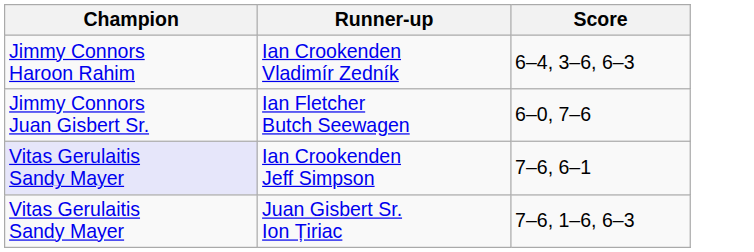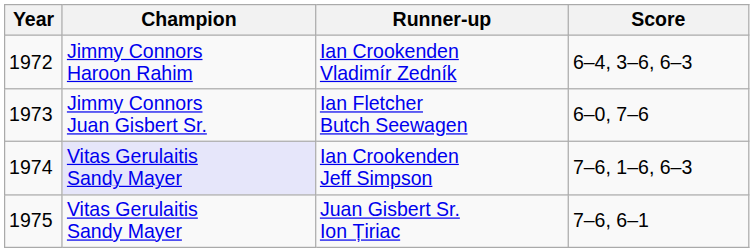+ column: (34, 19)
(553, 167) 7–6, 6–1 -> (633, 167) 7–6, 1–6, 6–3
(575, 220) 7–6, 1–6, 6–3 -> (611, 220) 7–6, 6–1
